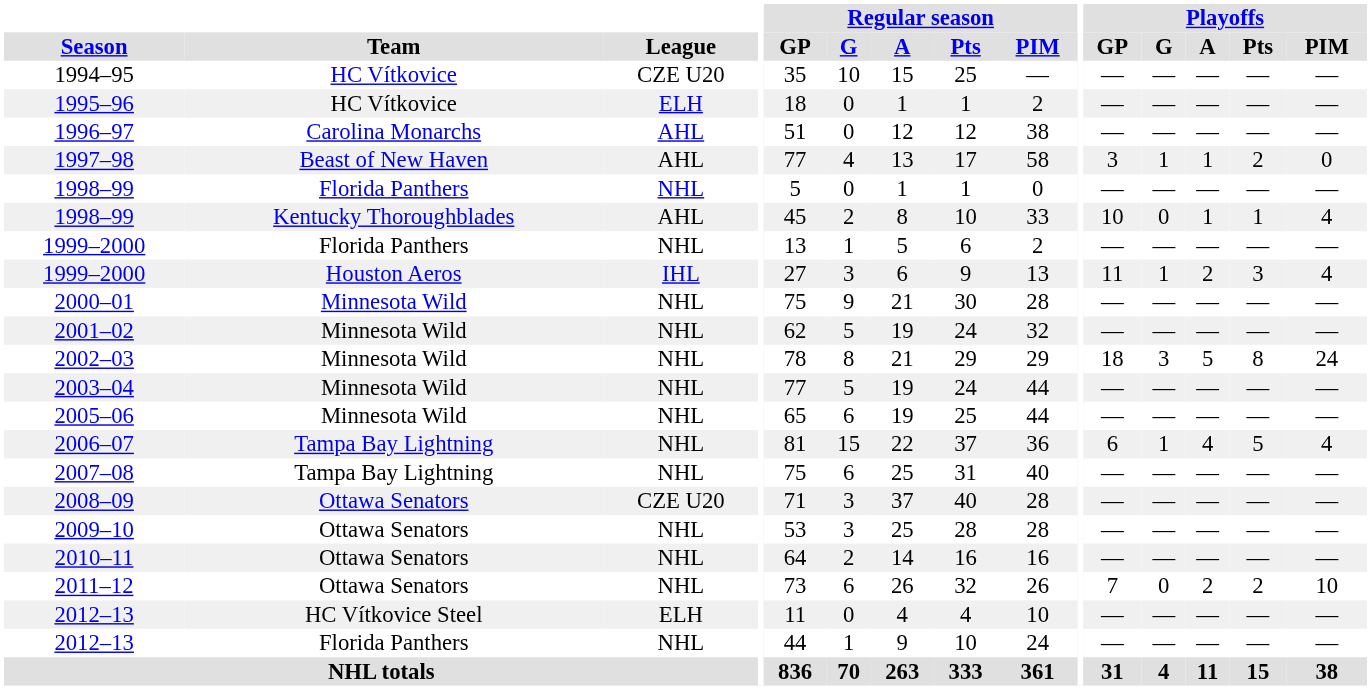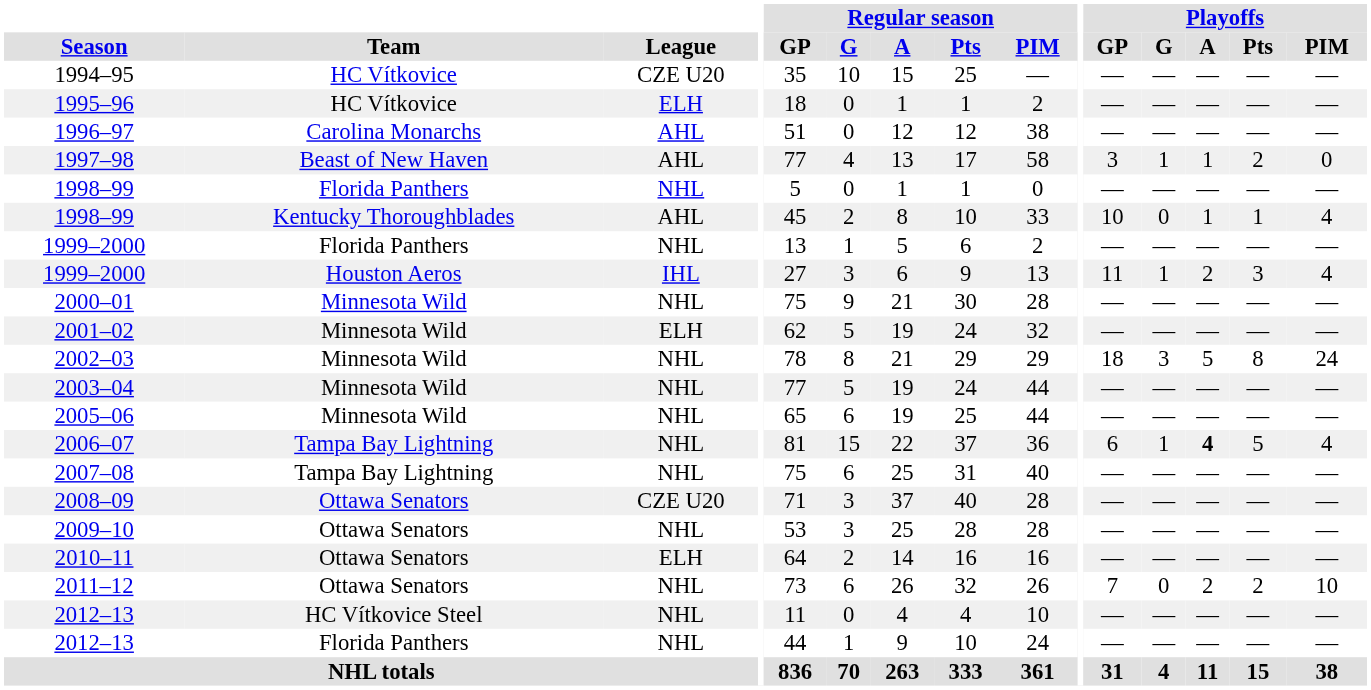(681, 330) NHL -> (681, 330) ELH
(1208, 443) normal -> (1208, 443) bold
(681, 557) NHL -> (681, 557) ELH
(681, 614) ELH -> (681, 614) NHL
